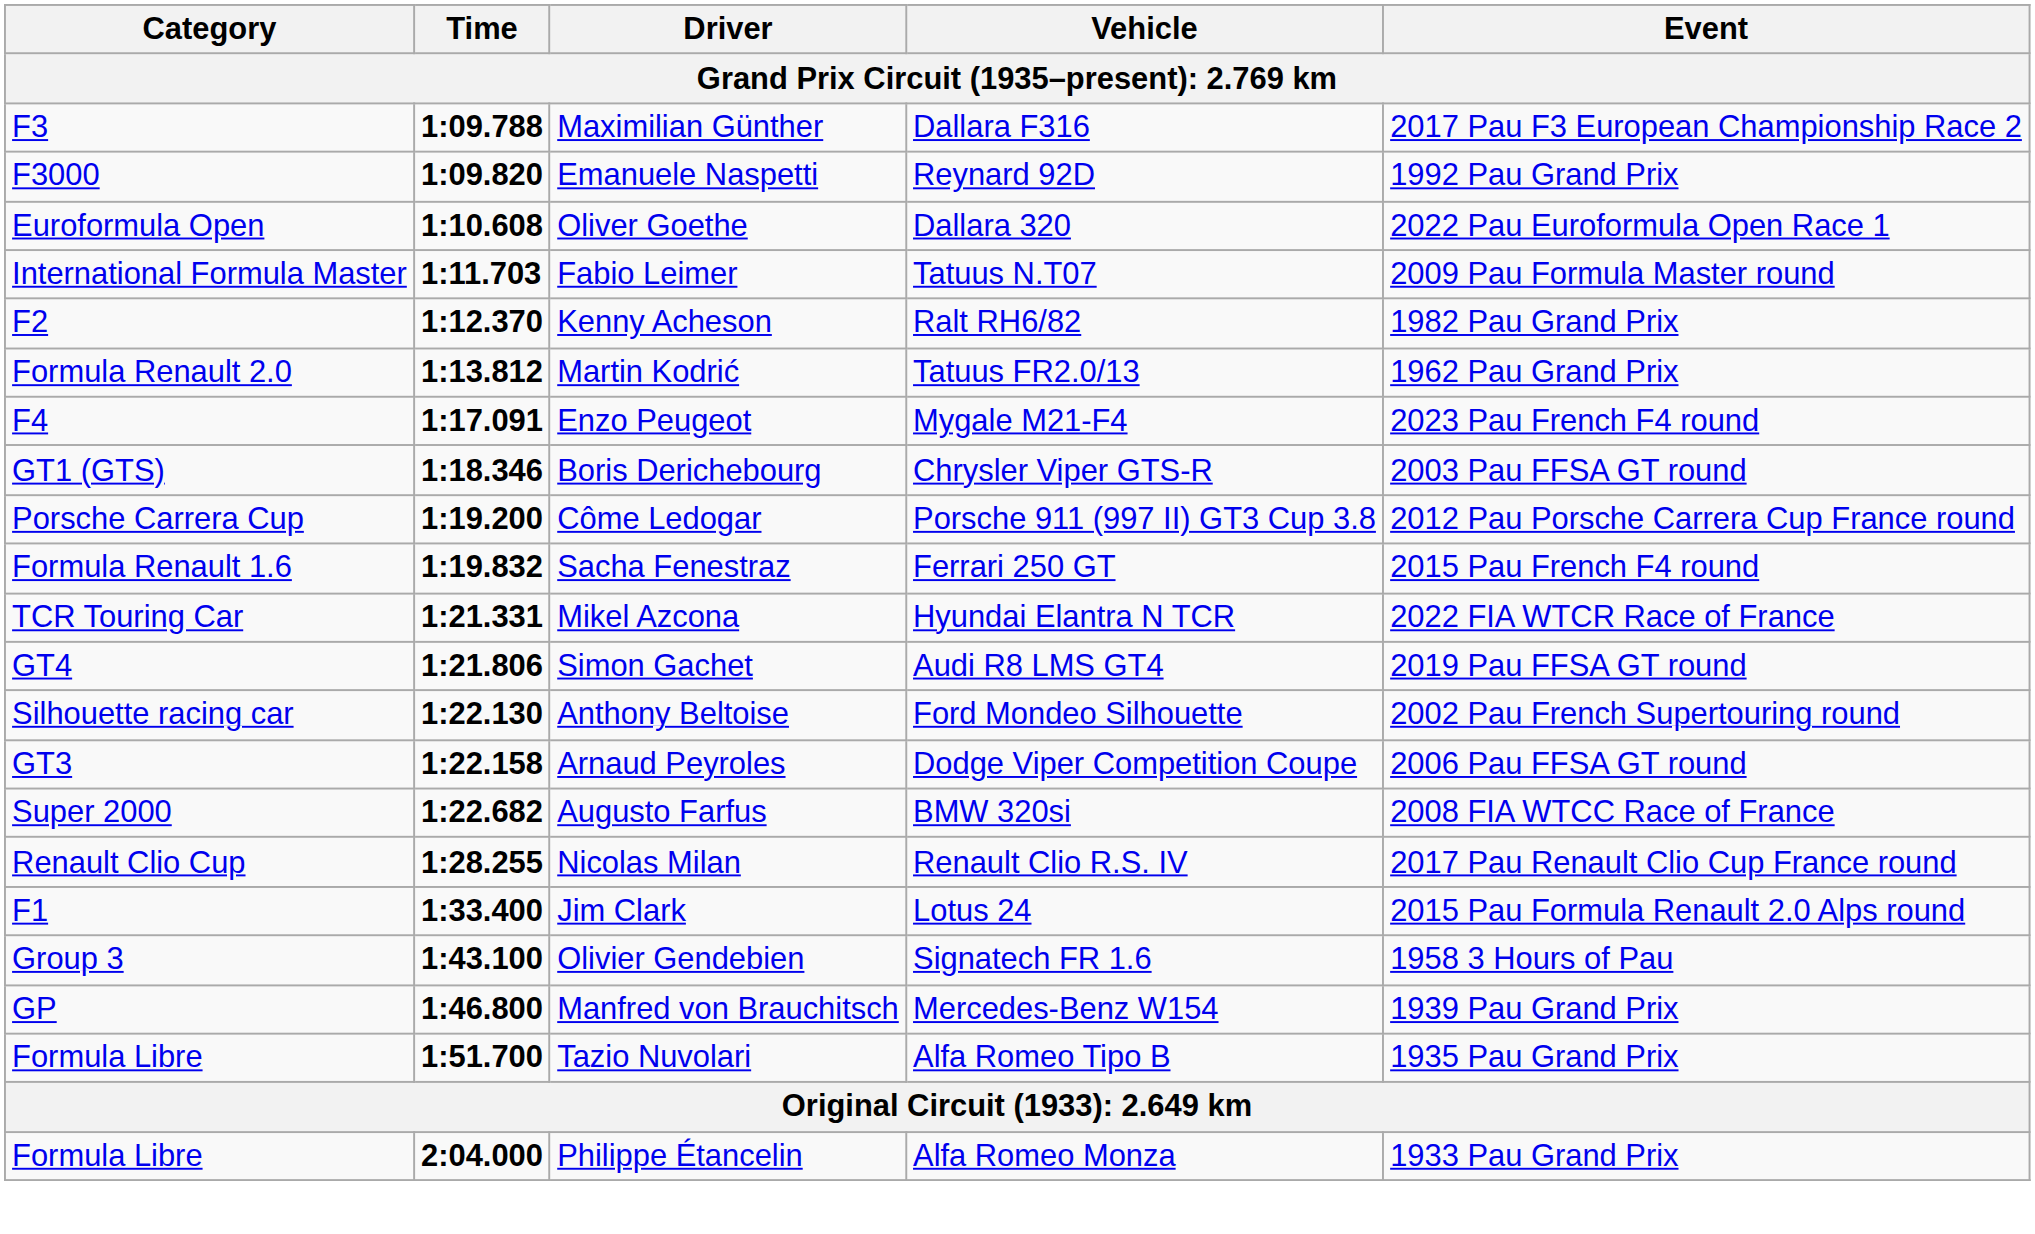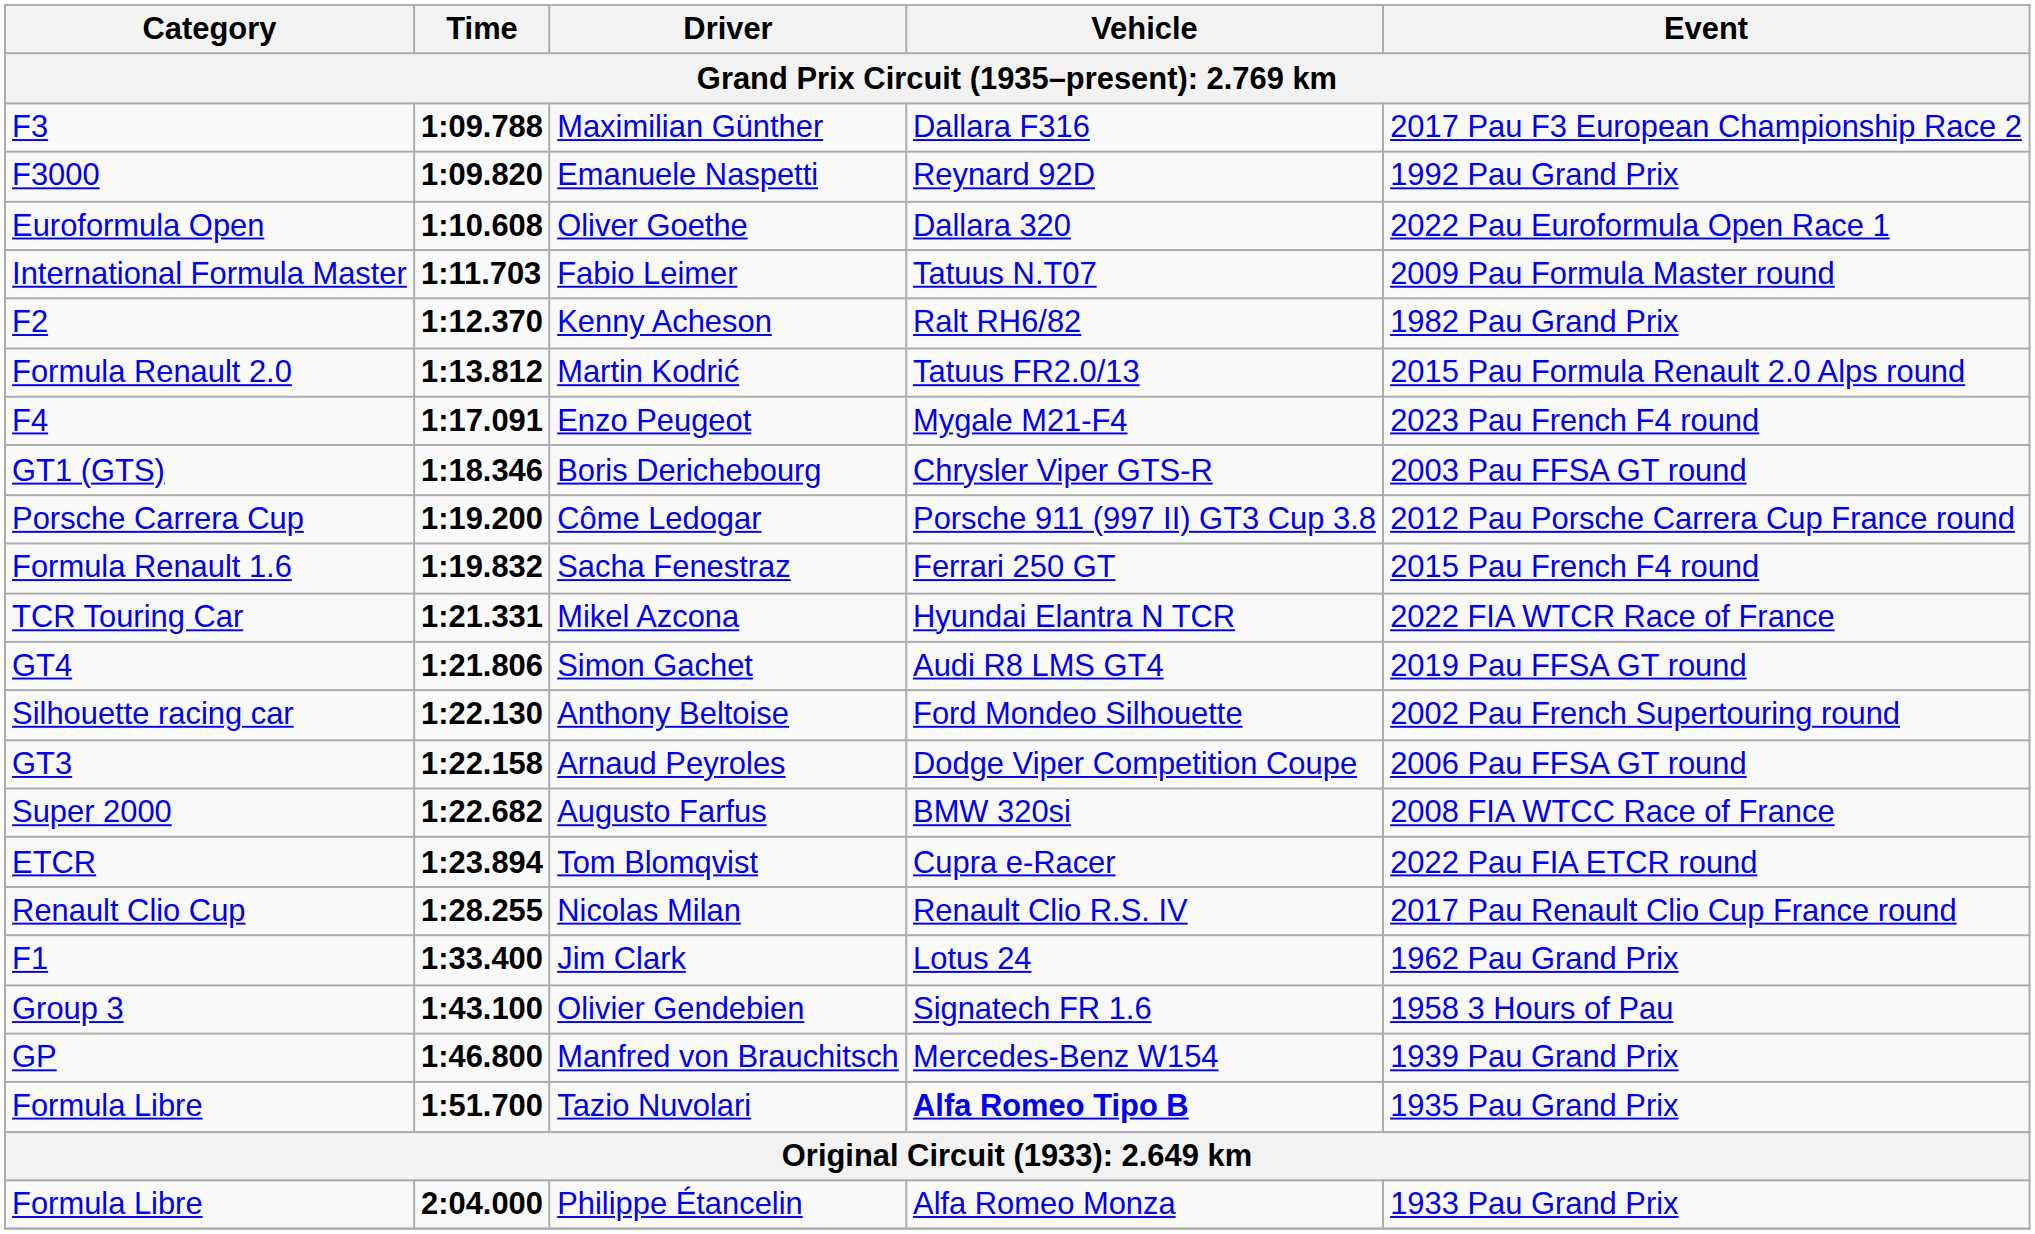(1534, 371) 1962 Pau Grand Prix -> (1678, 371) 2015 Pau Formula Renault 2.0 Alps round
+ row: (658, 861)
(1678, 910) 2015 Pau Formula Renault 2.0 Alps round -> (1534, 959) 1962 Pau Grand Prix
(1042, 1057) normal -> (1051, 1106) bold
